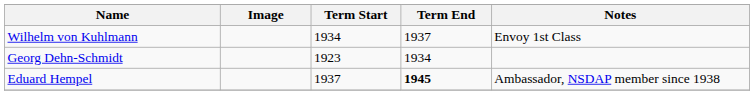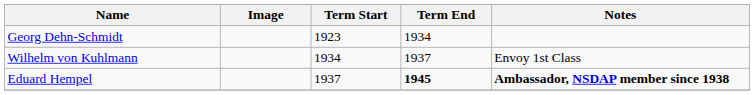rows swapped: (65, 57) <-> (73, 36)
(607, 79) normal -> (612, 79) bold
